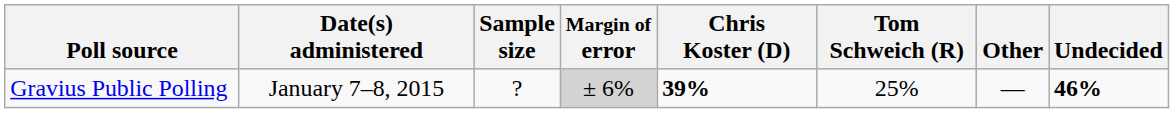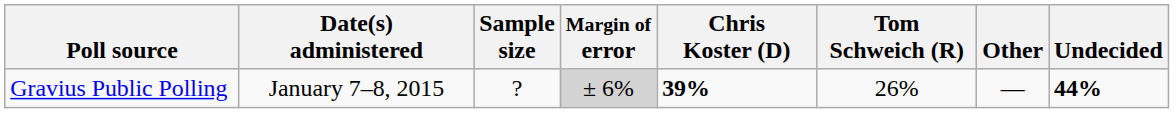(897, 88) 25% -> (897, 88) 26%
(1078, 88) 46% -> (1078, 88) 44%
